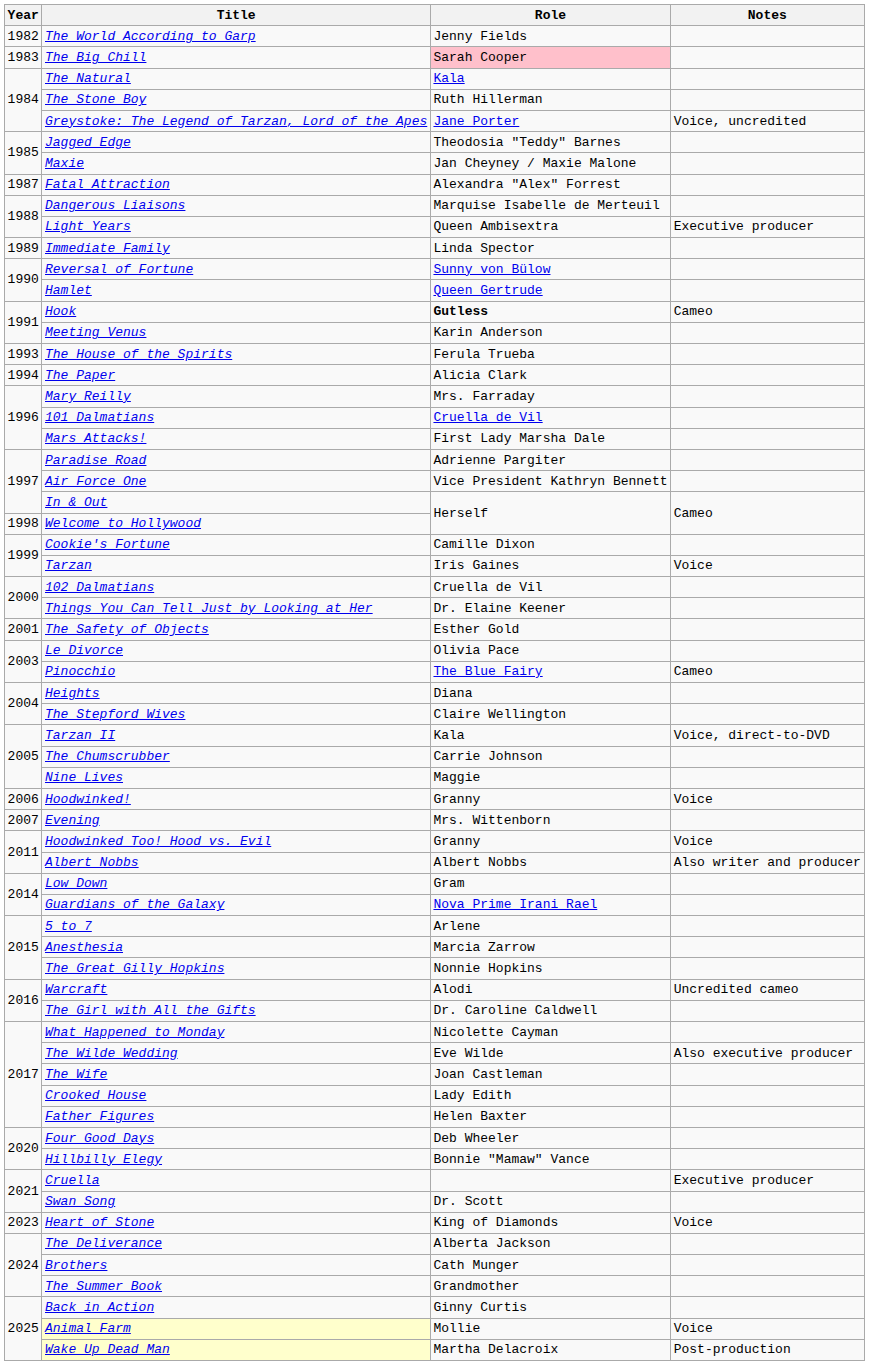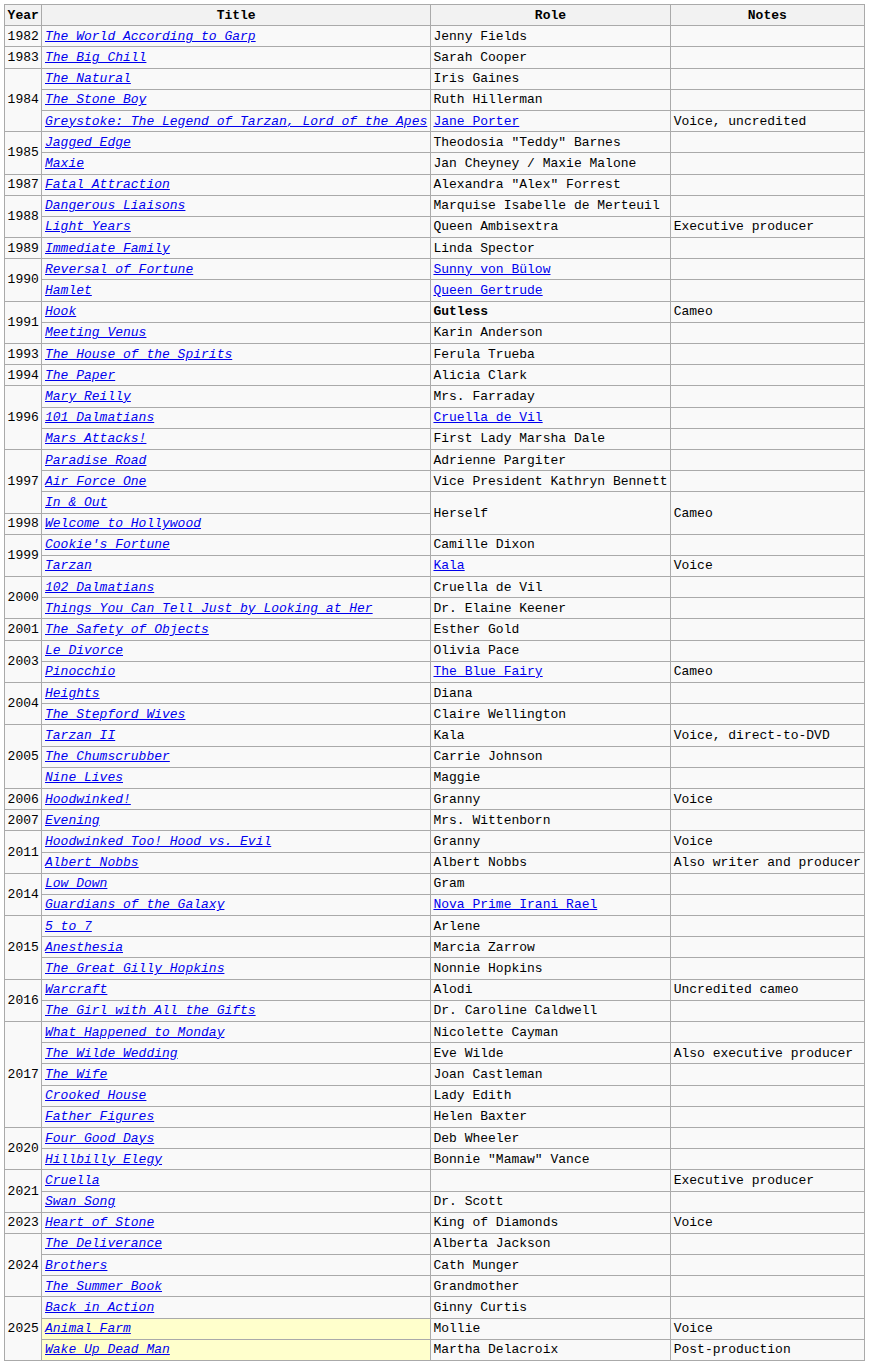(480, 57) pink background -> (480, 57) no background
(449, 79) Kala -> (476, 79) Iris Gaines
(476, 566) Iris Gaines -> (449, 566) Kala
